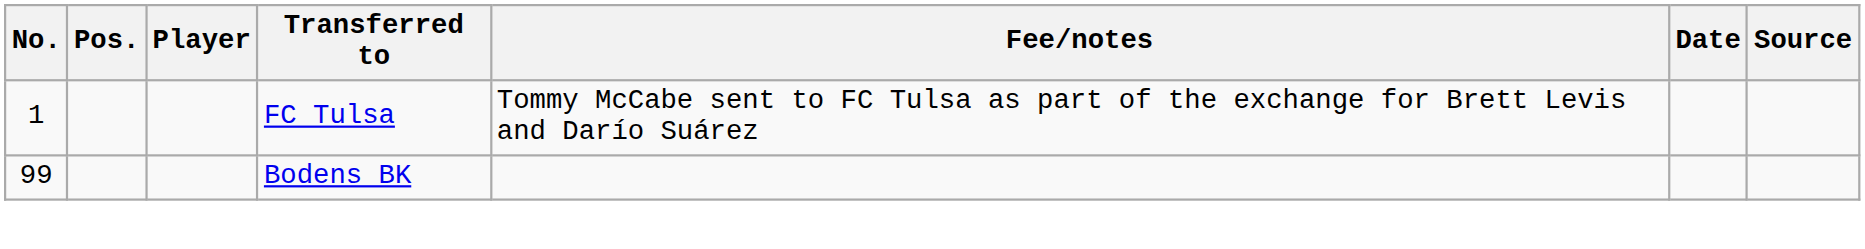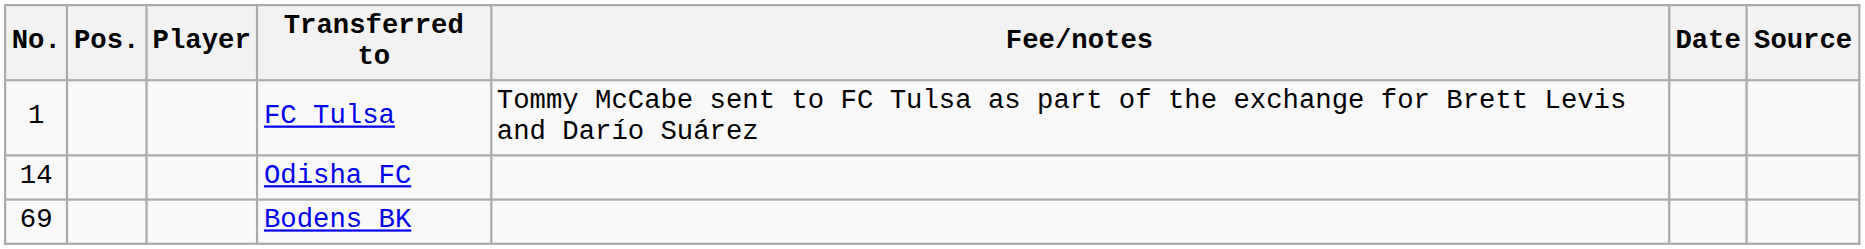+ row: (338, 177)
(36, 177) 99 -> (36, 222) 69
